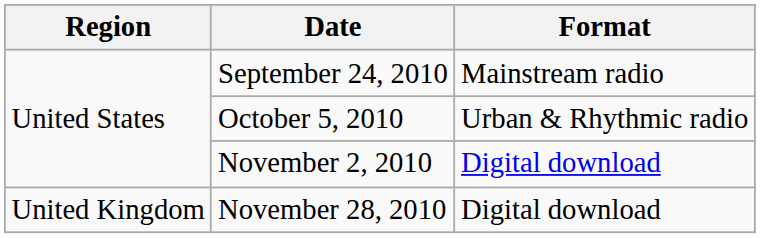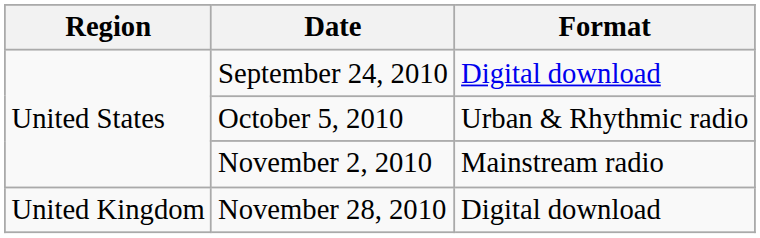(562, 72) Mainstream radio -> (561, 72) Digital download
(561, 163) Digital download -> (562, 163) Mainstream radio
